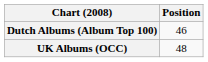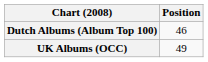(181, 48) 48 -> (181, 48) 49
